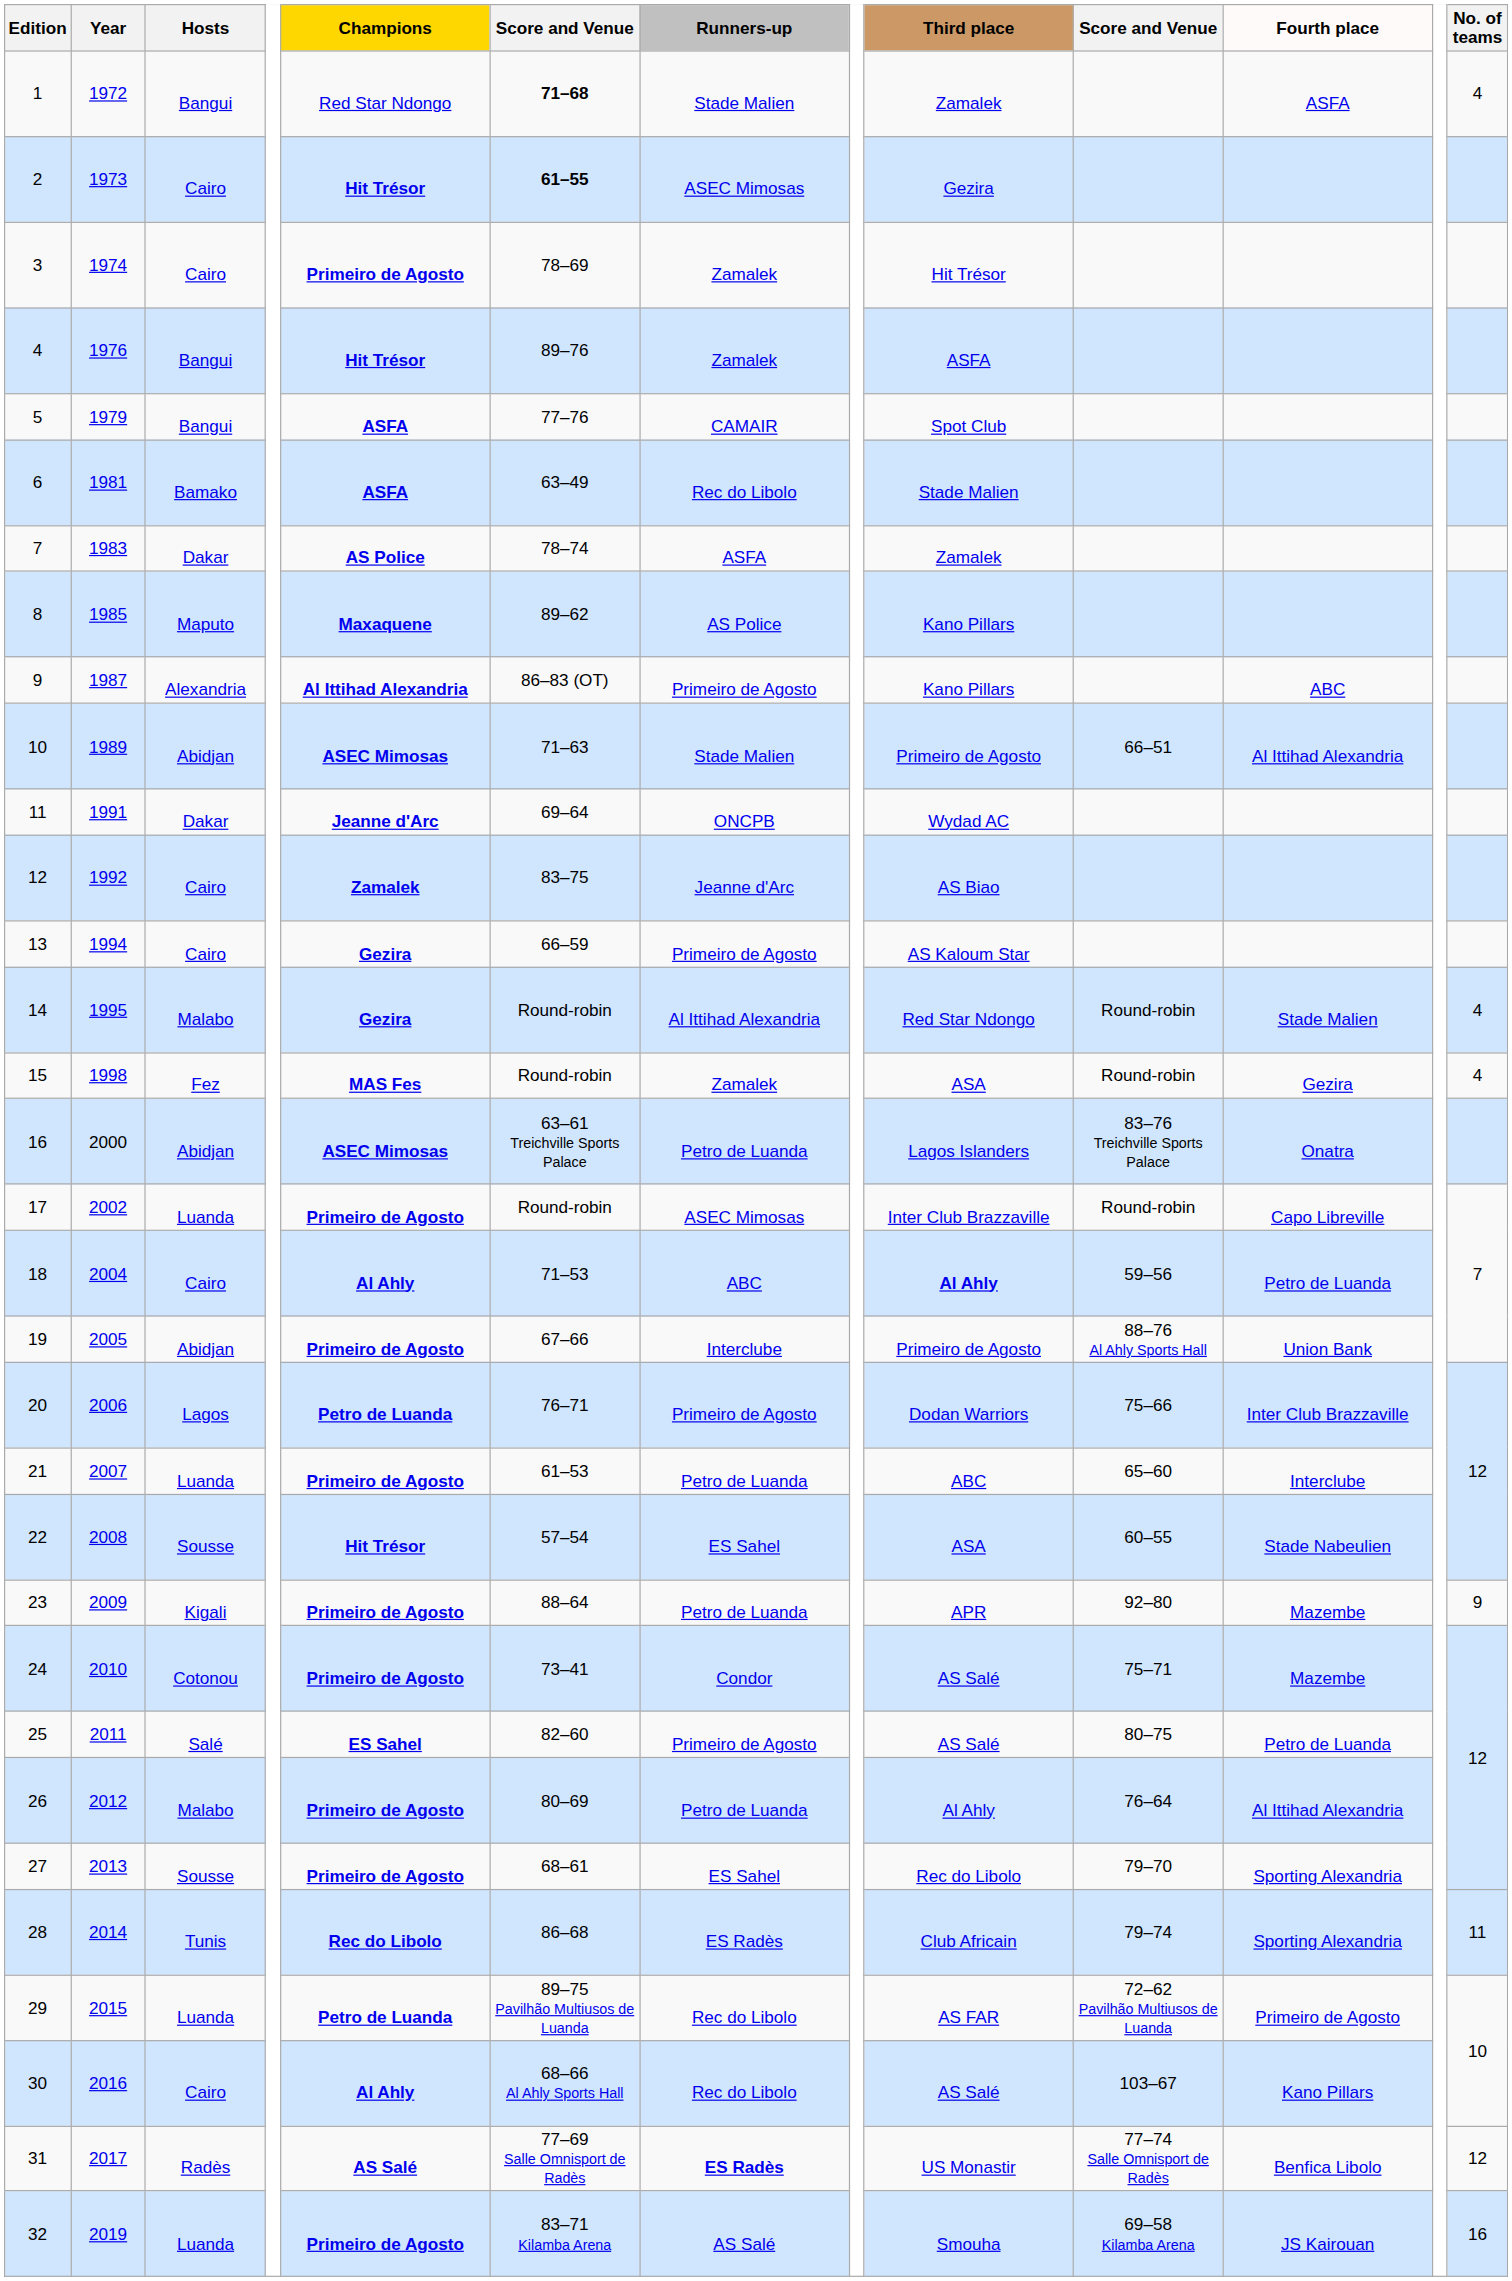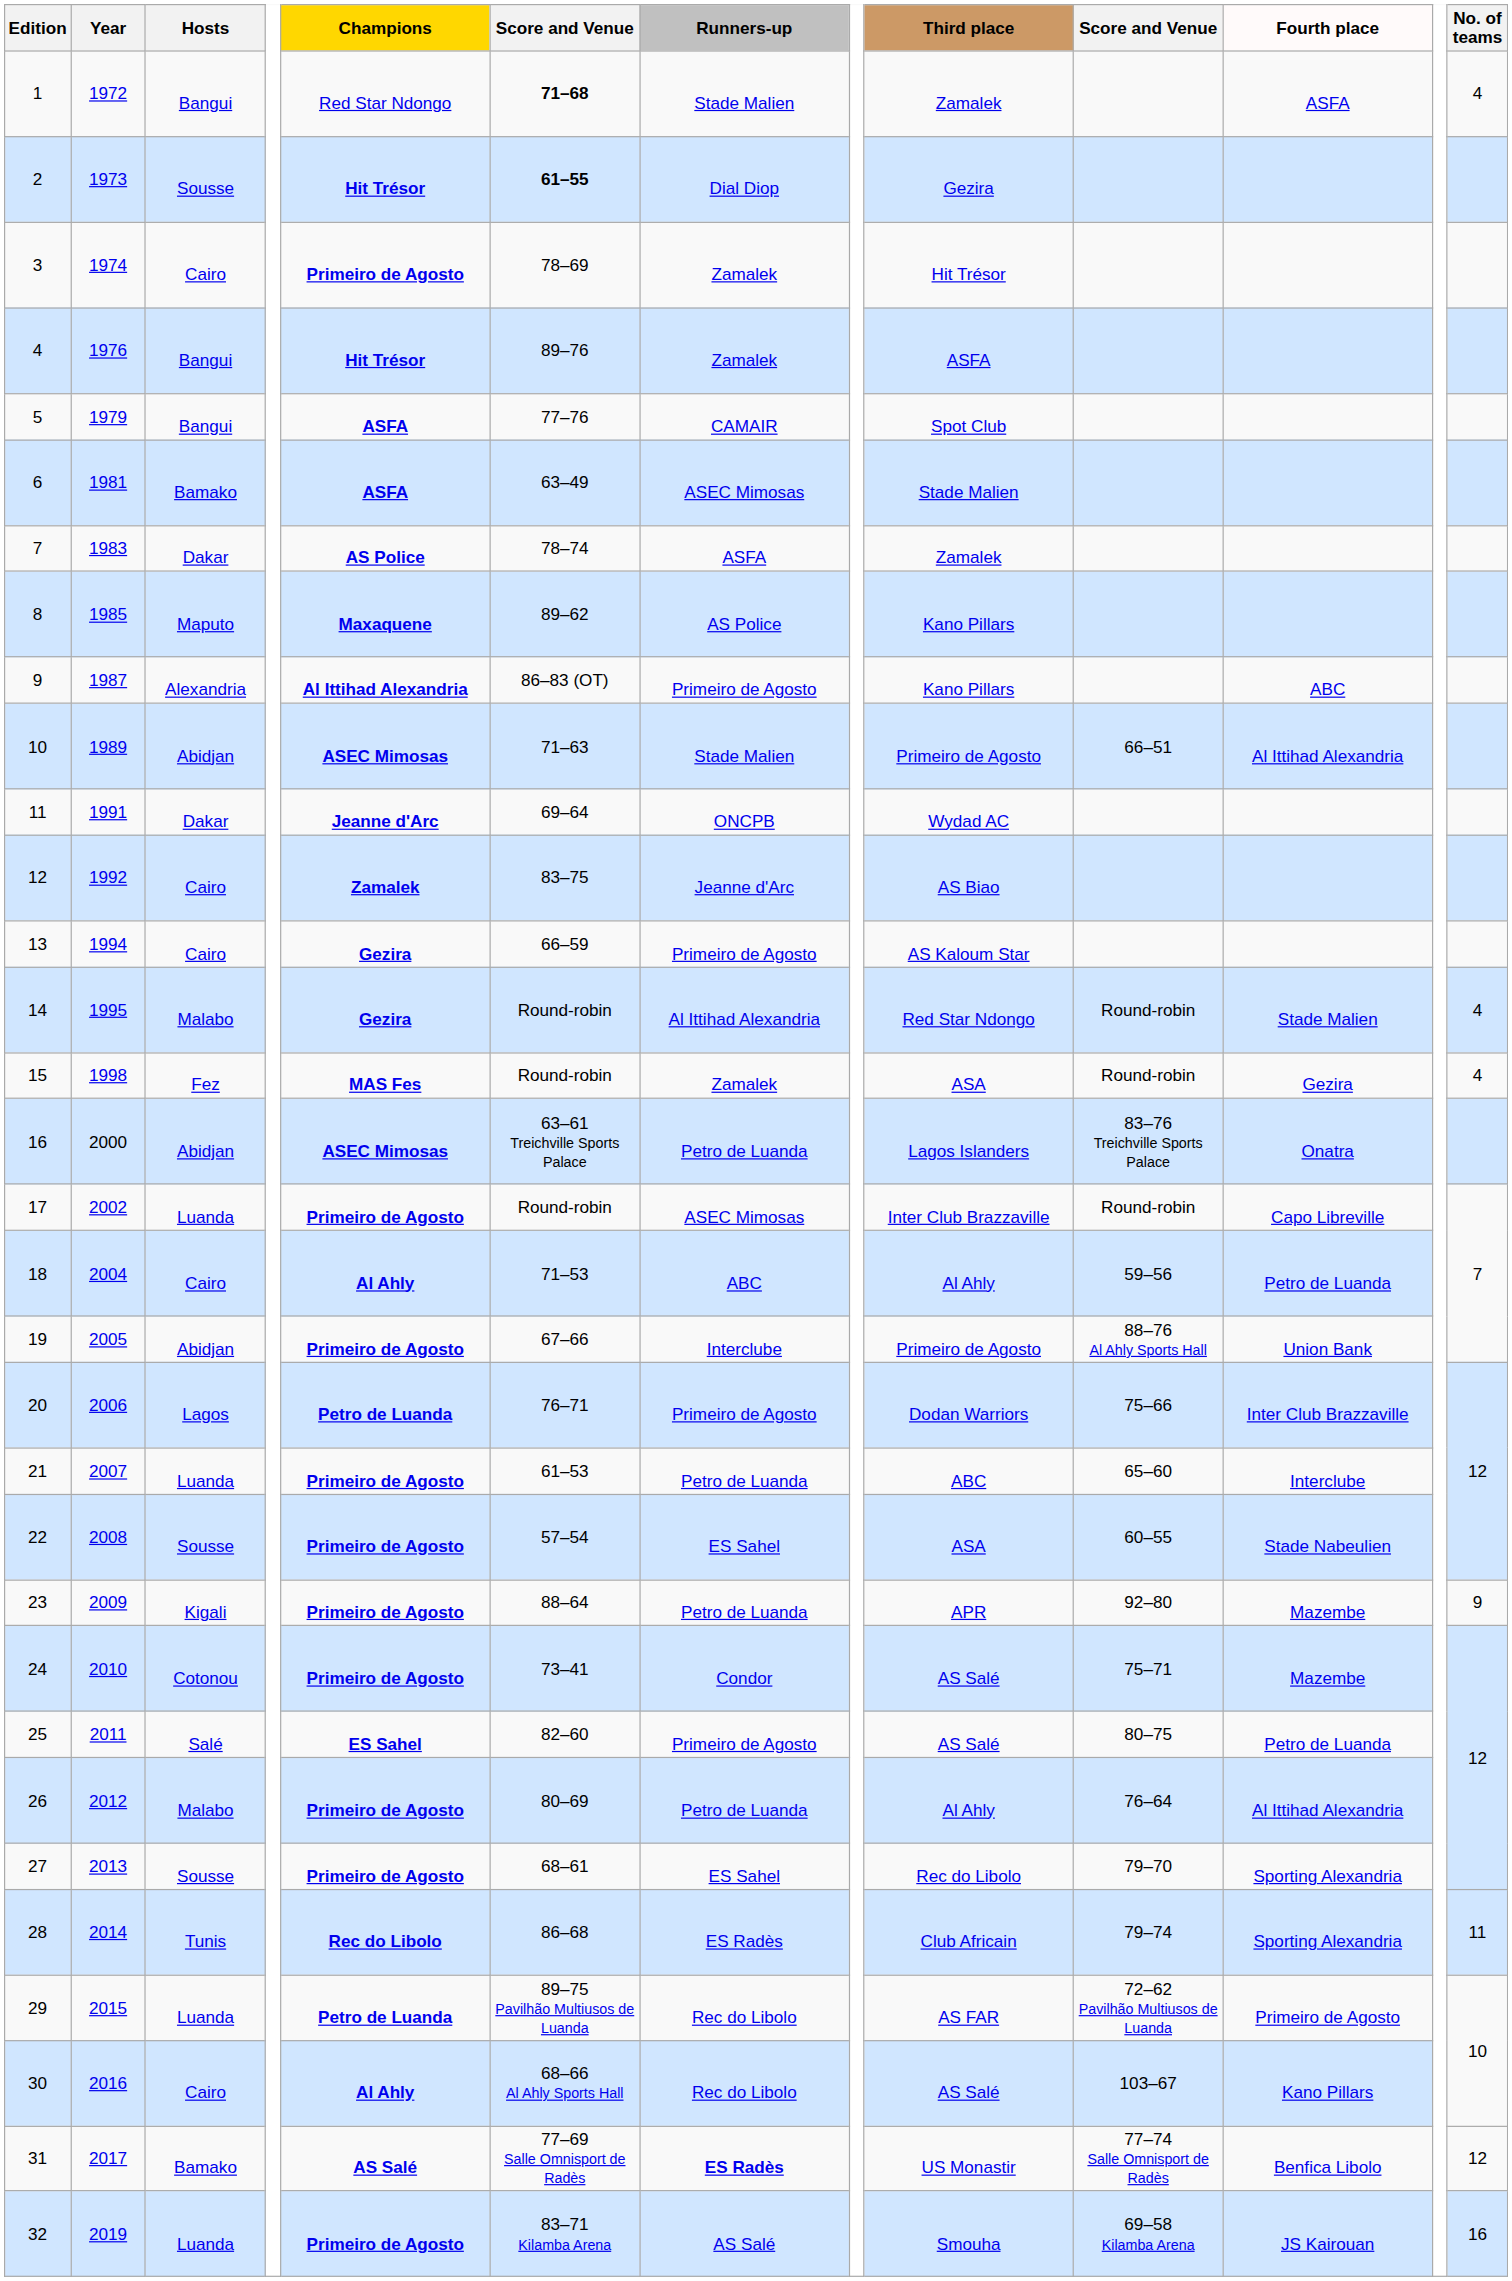(206, 189) Cairo -> (206, 189) Sousse
(744, 189) ASEC Mimosas -> (744, 189) Dial Diop
(744, 492) Rec do Libolo -> (744, 492) ASEC Mimosas
(969, 1283) bold -> (969, 1283) normal
(385, 1547) Hit Trésor -> (385, 1547) Primeiro de Agosto
(206, 2168) Radès -> (206, 2168) Bamako
